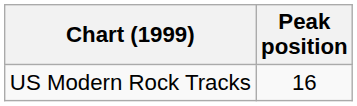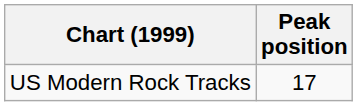(304, 82) 16 -> (304, 82) 17
